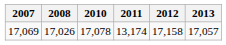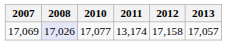(59, 31) no background -> (59, 31) lavender background
(95, 31) 17,078 -> (95, 31) 17,077
